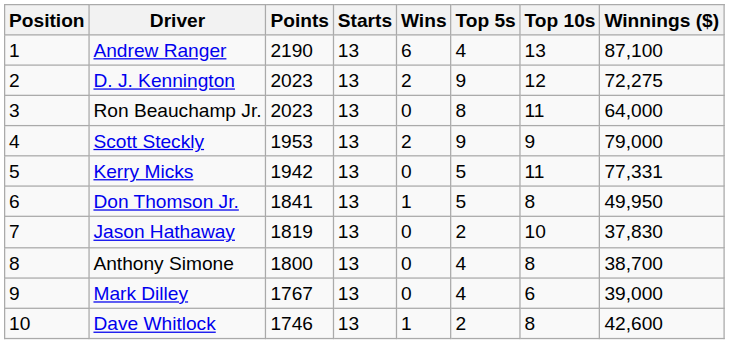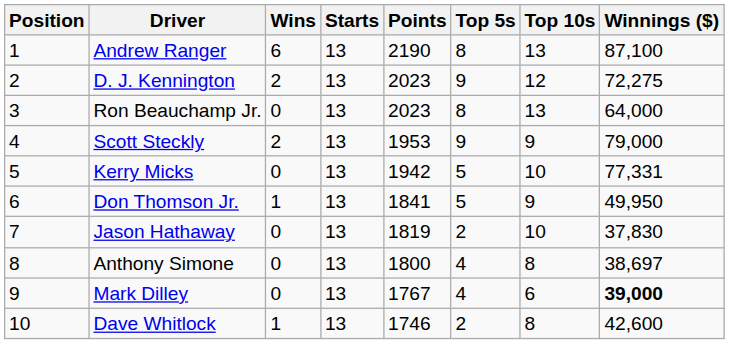columns swapped: (300, 20) <-> (424, 20)
(461, 50) 4 -> (461, 50) 8
(535, 111) 11 -> (535, 111) 13
(535, 172) 11 -> (535, 172) 10
(530, 202) 8 -> (530, 202) 9
(634, 263) 38,700 -> (634, 263) 38,697
(634, 293) normal -> (634, 293) bold
